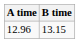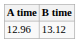(54, 30) 13.15 -> (54, 30) 13.12
